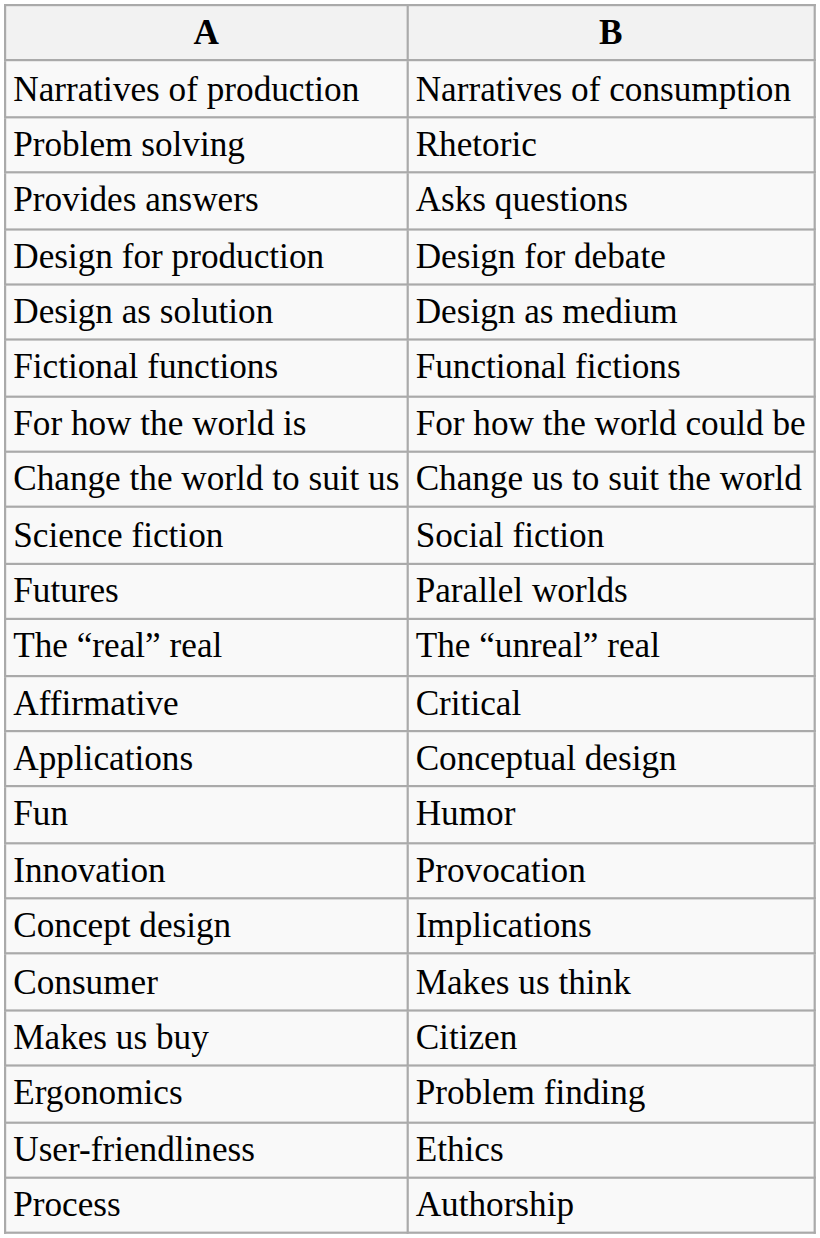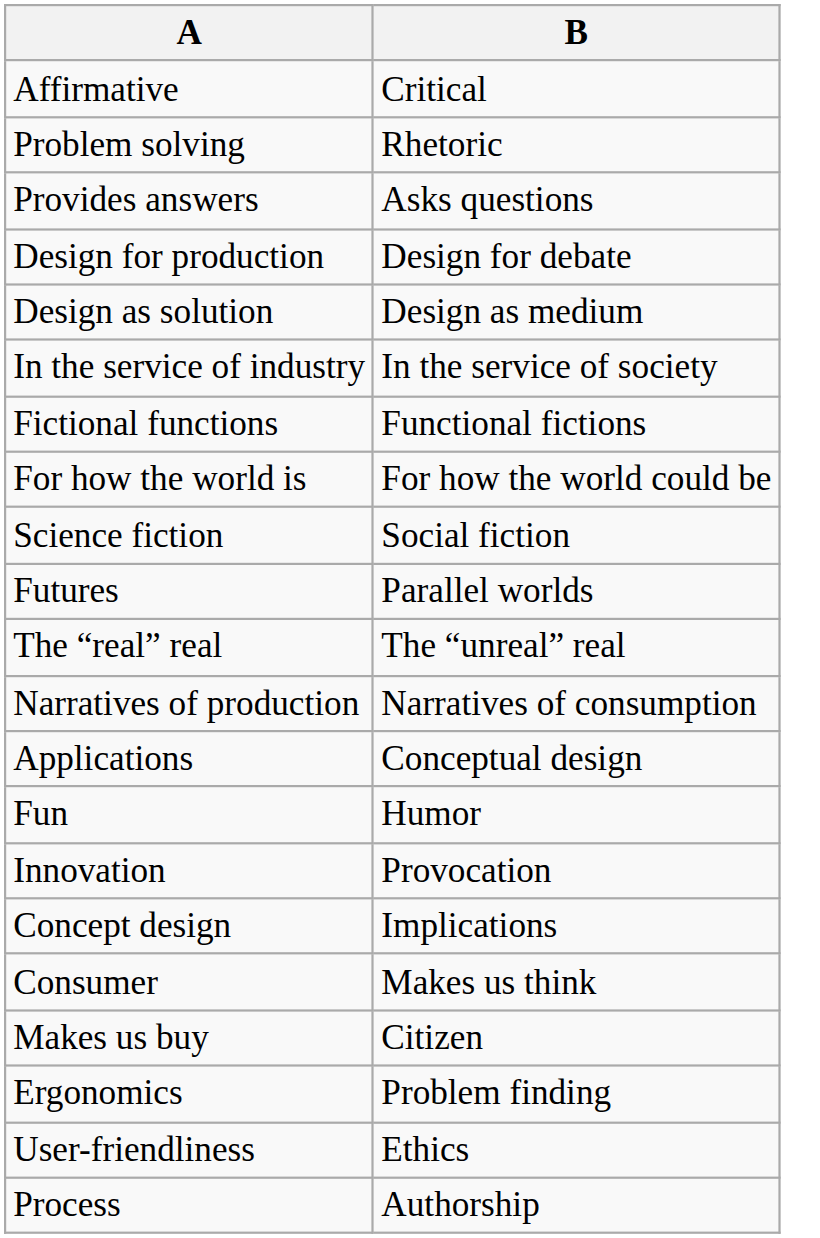rows swapped: (96, 702) <-> (186, 88)
+ row: (189, 367)
- row: (206, 479)
